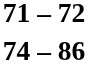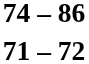rows swapped: (44, 13) <-> (44, 51)
